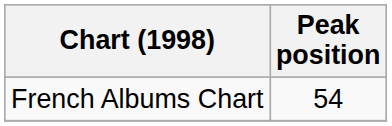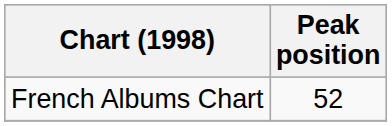(328, 98) 54 -> (328, 98) 52
